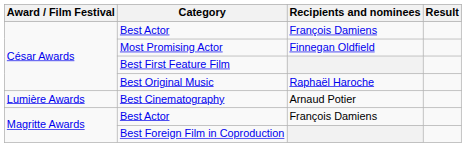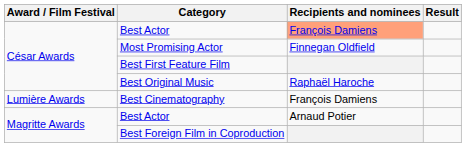(333, 30) no background -> (333, 30) lightsalmon background
(323, 99) Arnaud Potier -> (333, 99) François Damiens
(333, 116) François Damiens -> (323, 116) Arnaud Potier
